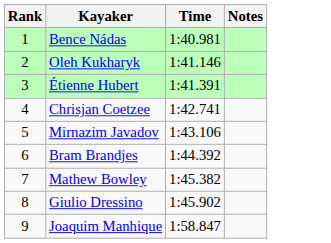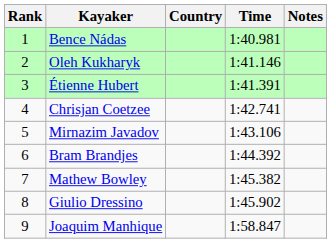+ column: (196, 16)
